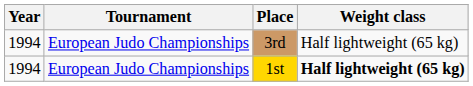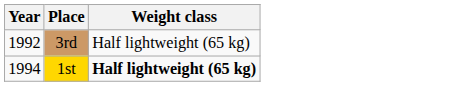- column: (149, 17)
(24, 42) 1994 -> (24, 42) 1992
